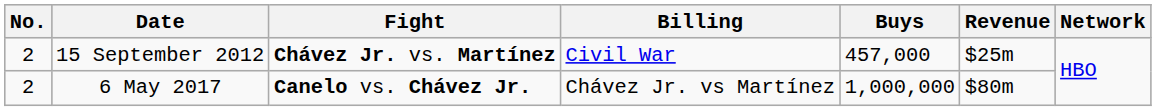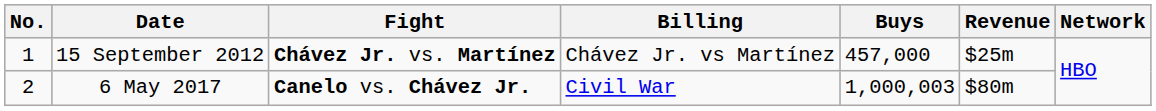(28, 55) 2 -> (28, 55) 1
(621, 55) Civil War -> (700, 55) Chávez Jr. vs Martínez
(700, 88) Chávez Jr. vs Martínez -> (621, 88) Civil War
(900, 88) 1,000,000 -> (900, 88) 1,000,003
